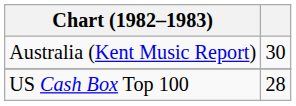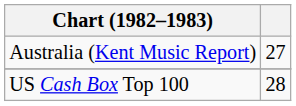(276, 52) 30 -> (276, 52) 27
